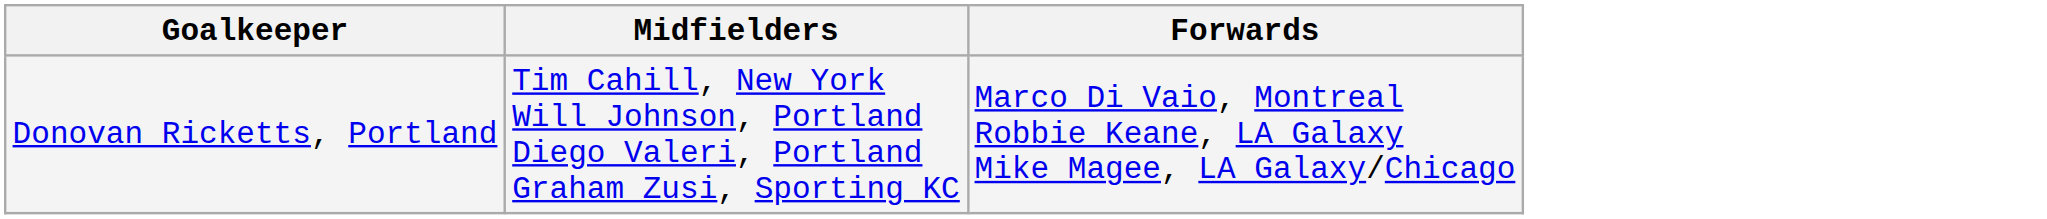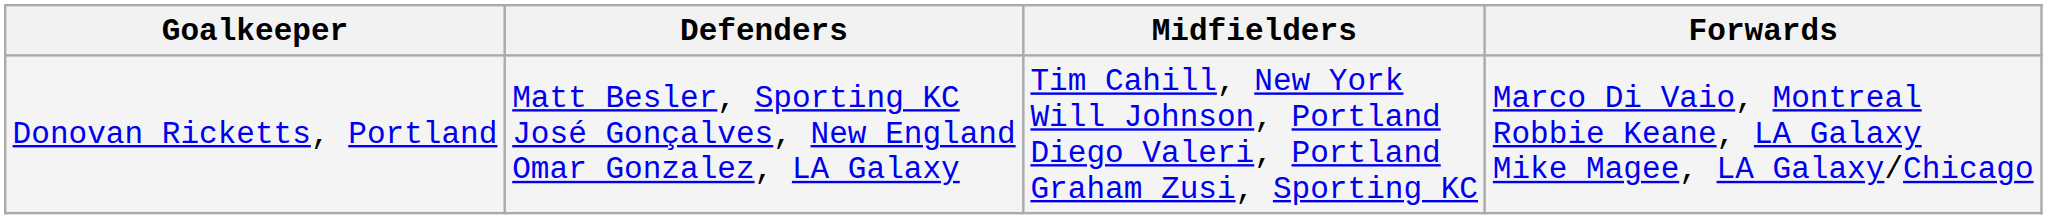+ column: (764, 31)
